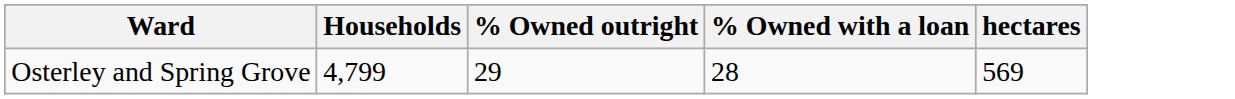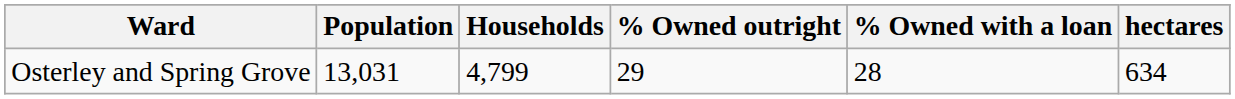+ column: (388, 26)
(1003, 70) 569 -> (1146, 70) 634
